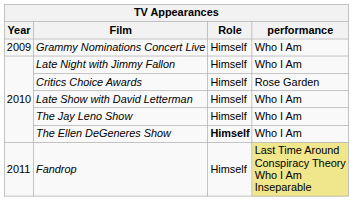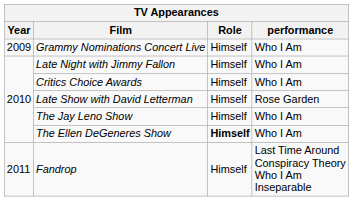(287, 82) Rose Garden -> (278, 82) Who I Am
(278, 99) Who I Am -> (287, 99) Rose Garden
(300, 169) khaki background -> (300, 169) no background
